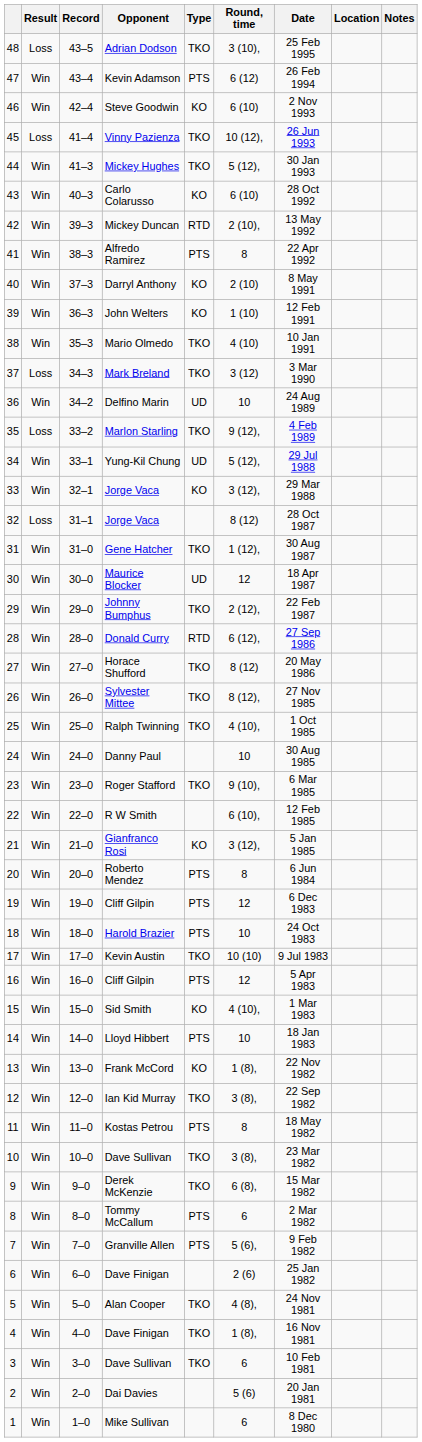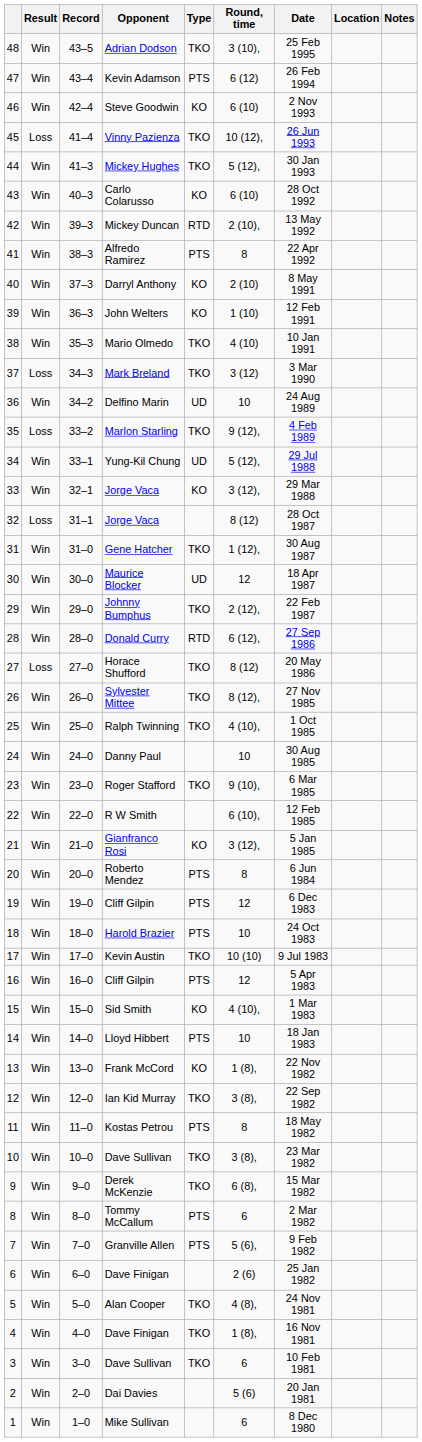(41, 48) Loss -> (41, 48) Win
(41, 668) Win -> (41, 668) Loss
